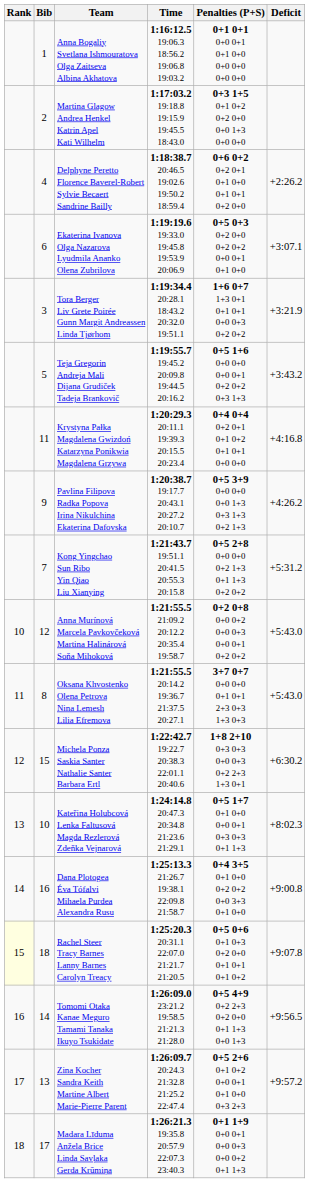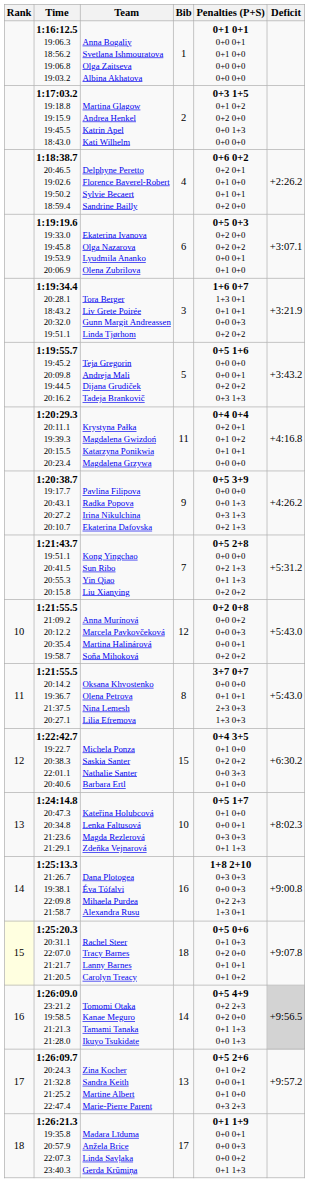columns swapped: (44, 12) <-> (171, 12)
(231, 760) 1+8 2+10 0+3 0+3 0+0 0+3 0+2 2+3 1+3 0+1 -> (231, 760) 0+4 3+5 0+1 0+0 0+2 0+2 0+0 3+3 0+1 0+0
(231, 888) 0+4 3+5 0+1 0+0 0+2 0+2 0+0 3+3 0+1 0+0 -> (231, 888) 1+8 2+10 0+3 0+3 0+0 0+3 0+2 2+3 1+3 0+1
(286, 1017) no background -> (286, 1017) lightgrey background
